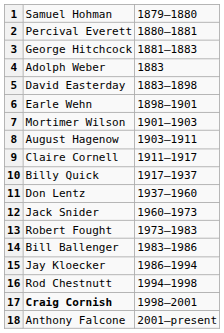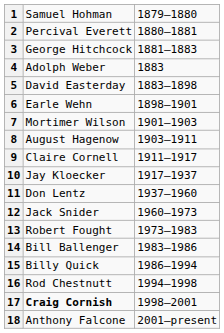(62, 176) Billy Quick -> (66, 176) Jay Kloecker
(66, 266) Jay Kloecker -> (62, 266) Billy Quick
